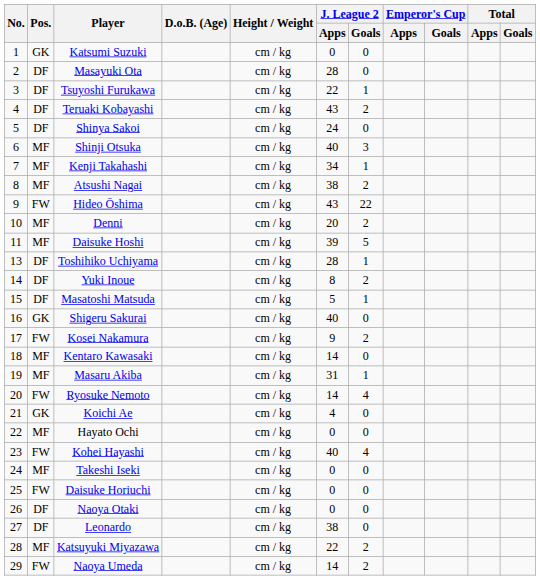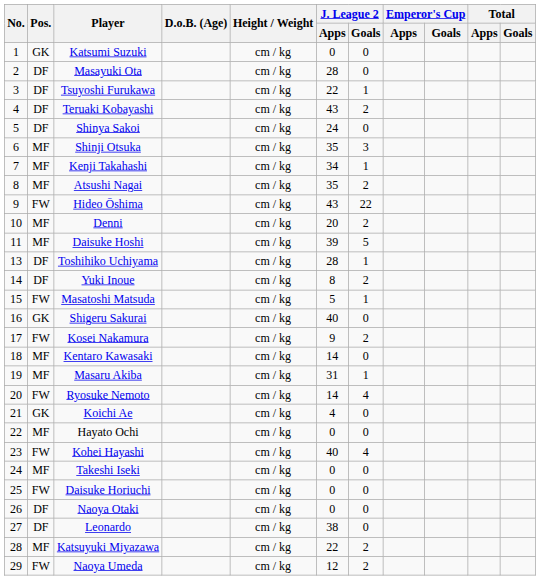(332, 147) 40 -> (332, 147) 35
(332, 185) 38 -> (332, 185) 35
(41, 299) DF -> (41, 299) FW
(332, 565) 14 -> (332, 565) 12
